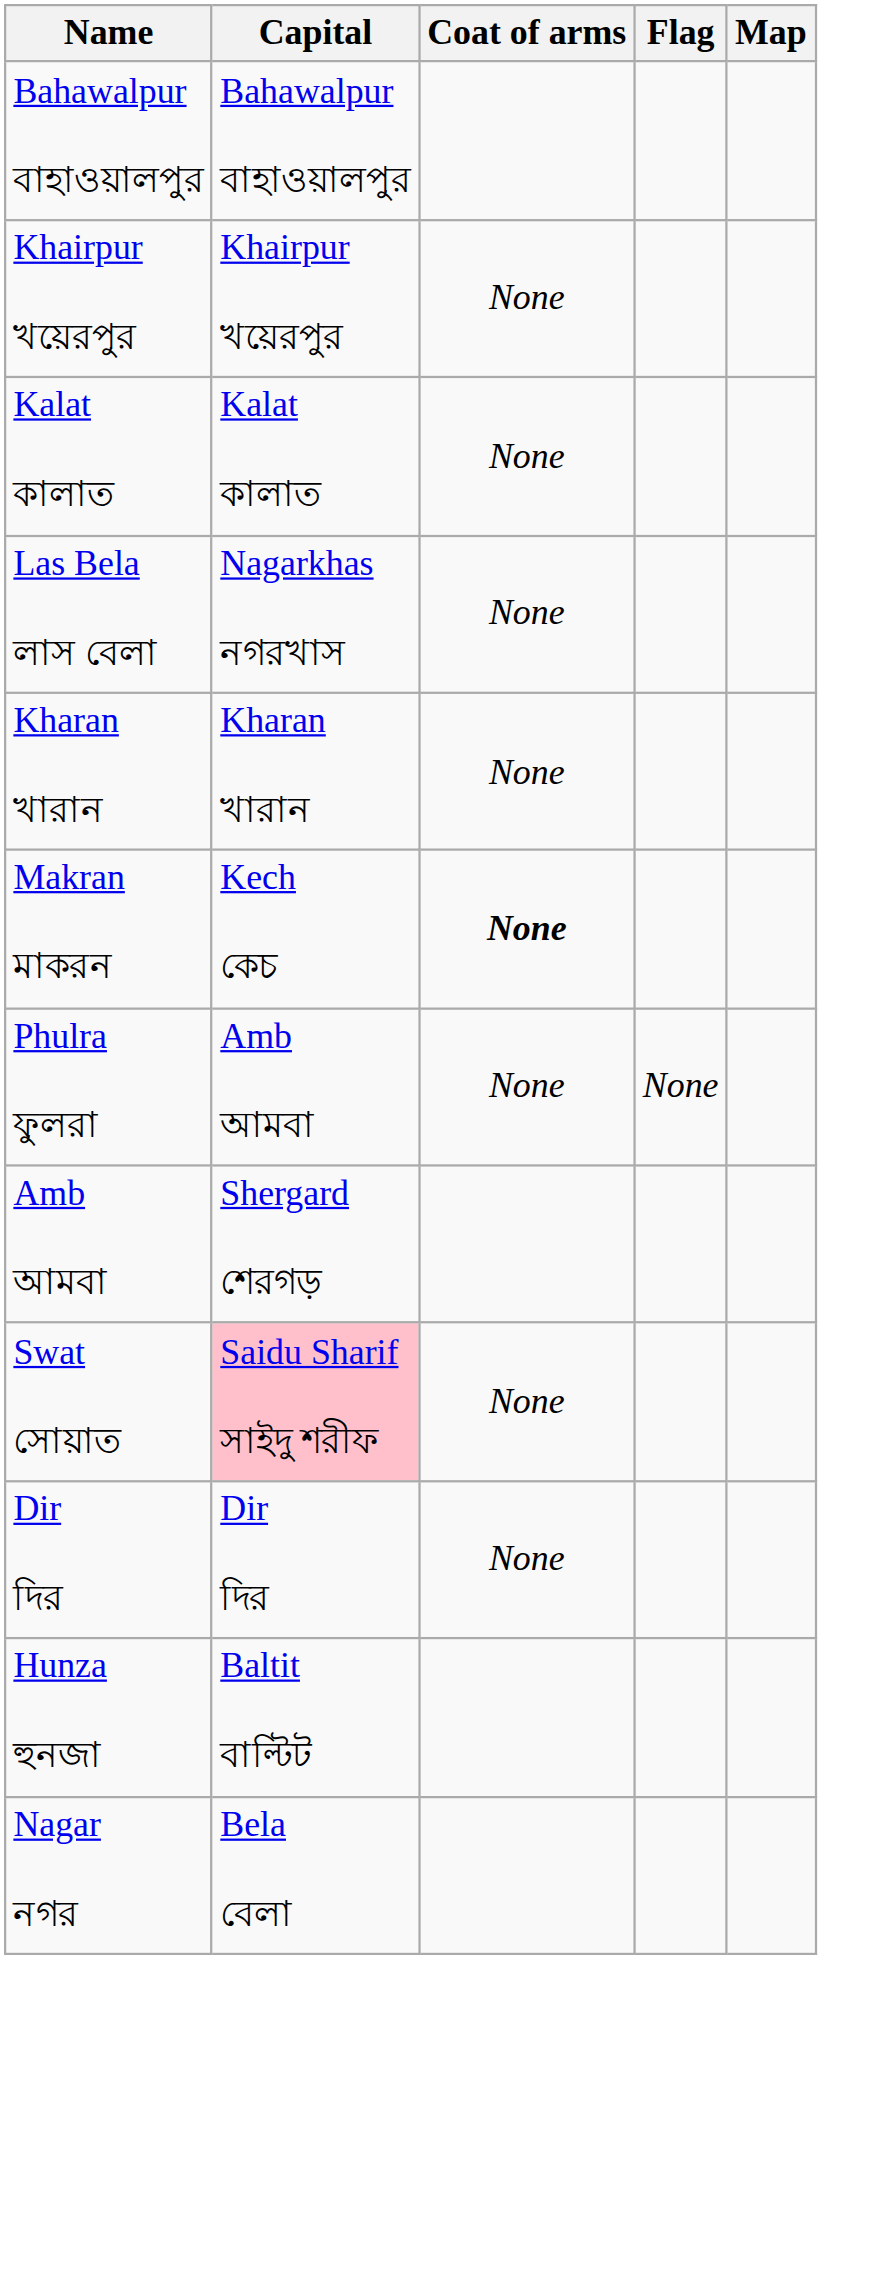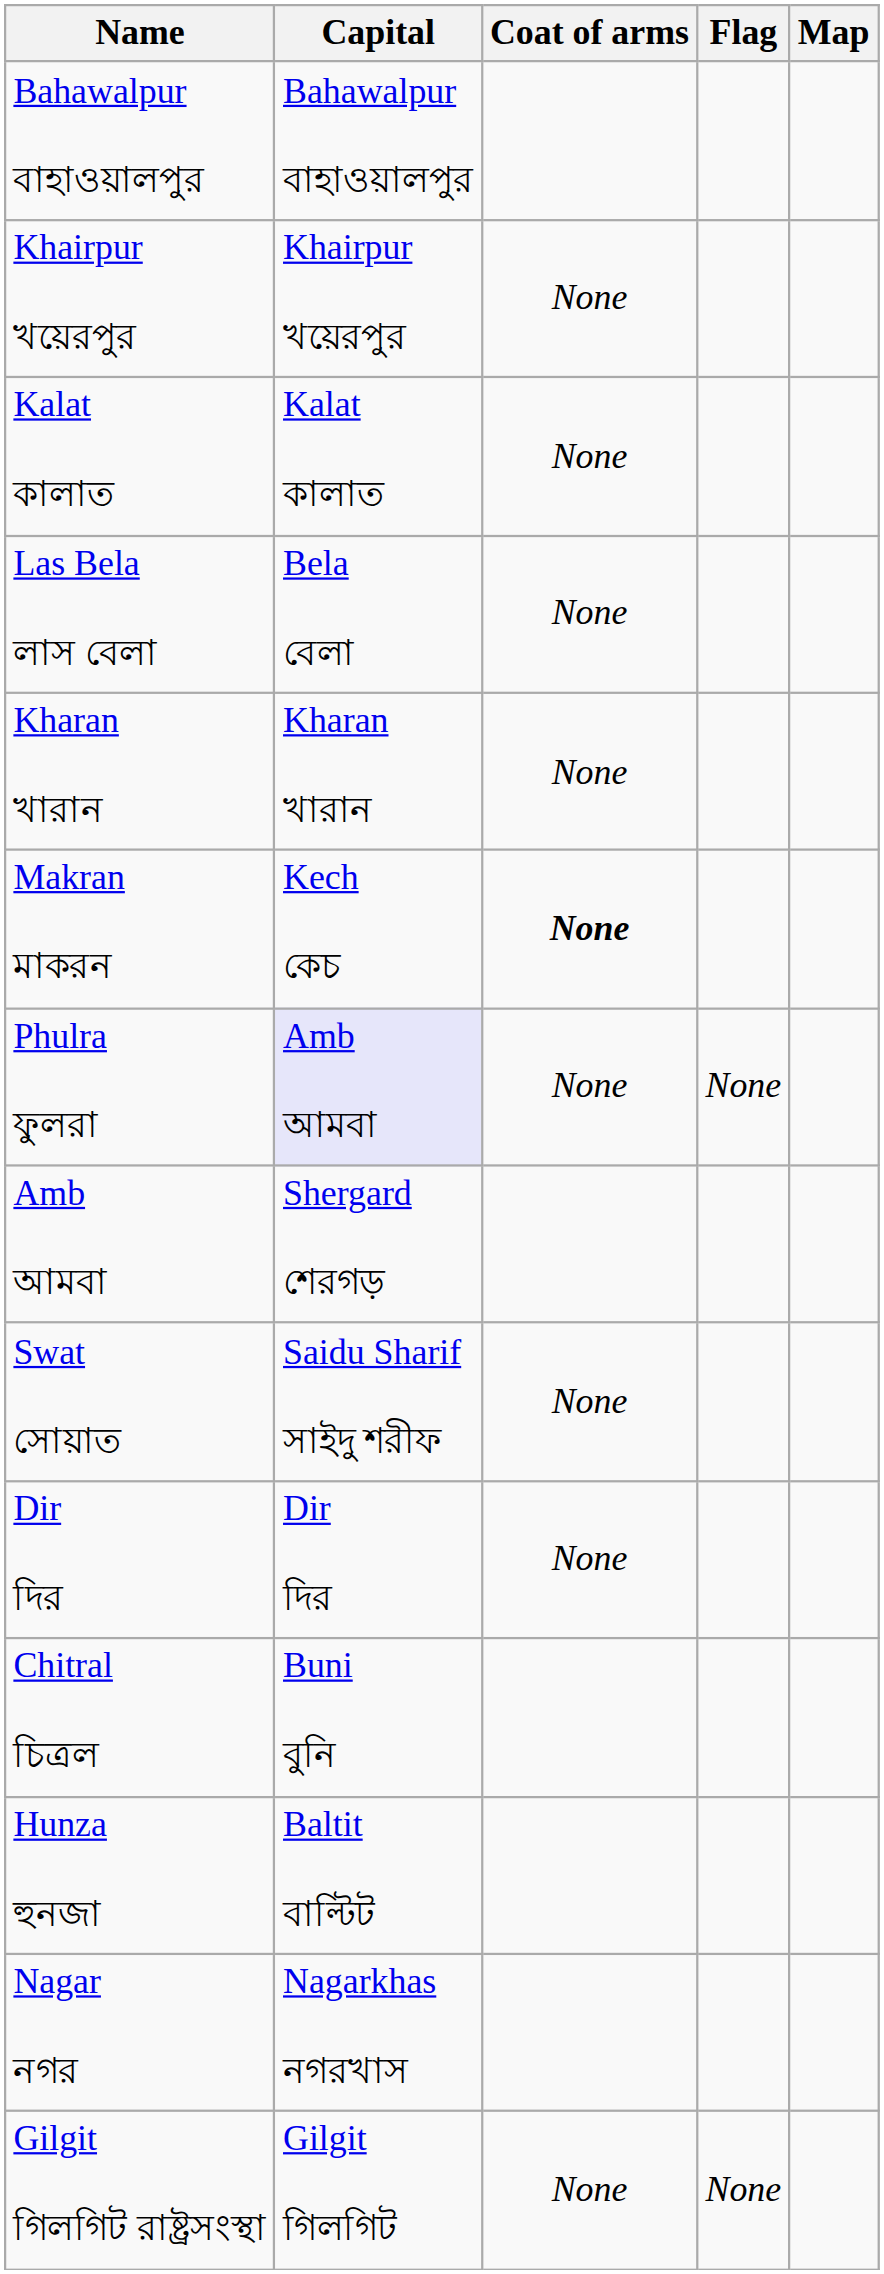(297, 607) Nagarkhas নগরখাস -> (319, 607) Bela বেলা
(267, 1080) no background -> (330, 1080) lavender background
(309, 1395) pink background -> (372, 1395) no background
+ row: (63, 1710)
(256, 1868) Bela বেলা -> (360, 2026) Nagarkhas নগরখাস
+ row: (140, 2183)
